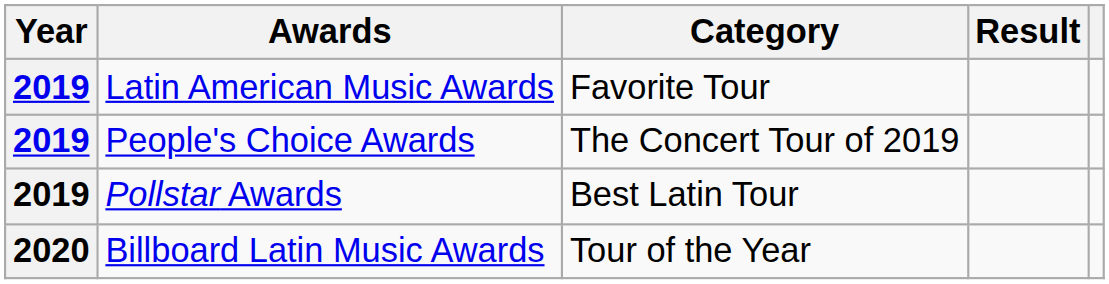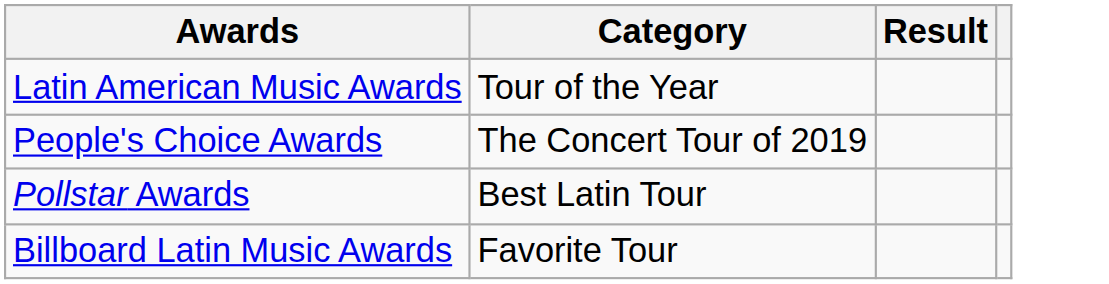- column: (51, 31)
(670, 86) Favorite Tour -> (598, 86) Tour of the Year
(690, 250) Tour of the Year -> (578, 250) Favorite Tour
